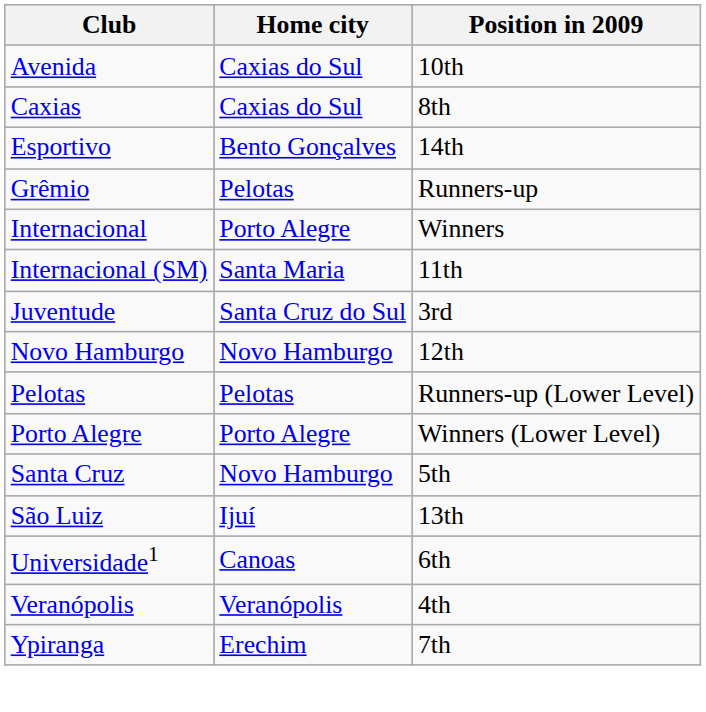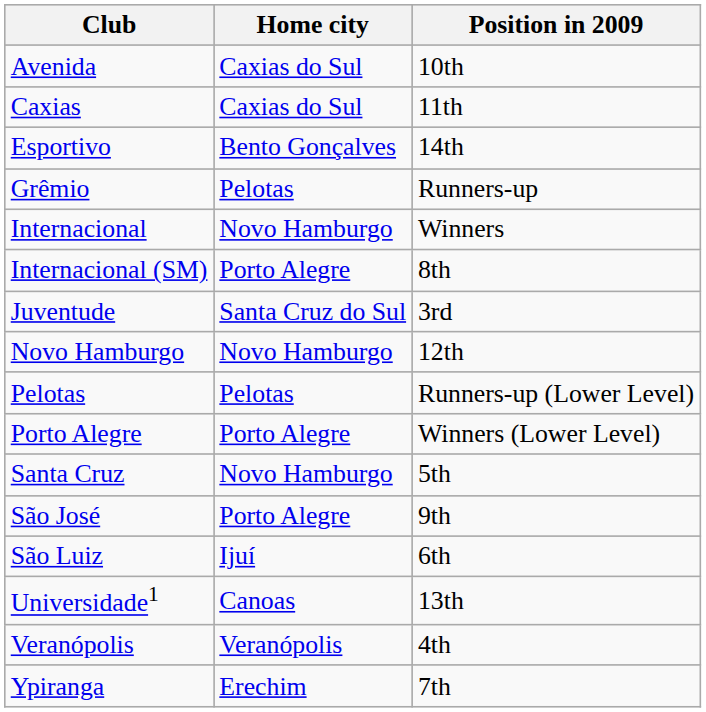(434, 106) 8th -> (440, 106) 11th
(285, 229) Porto Alegre -> (306, 229) Novo Hamburgo
(282, 270) Santa Maria -> (285, 270) Porto Alegre
(440, 270) 11th -> (434, 270) 8th
+ row: (55, 515)
(441, 515) 13th -> (434, 556) 6th
(434, 559) 6th -> (441, 600) 13th
